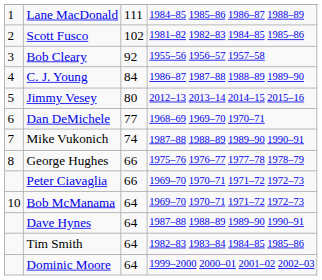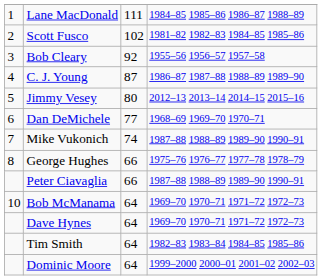(131, 77) 84 -> (131, 77) 87
(227, 181) 1969–70 1970–71 1971–72 1972–73 -> (227, 181) 1987–88 1988–89 1989–90 1990–91
(227, 222) 1987–88 1988–89 1989–90 1990–91 -> (227, 222) 1969–70 1970–71 1971–72 1972–73
